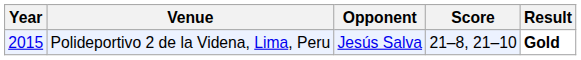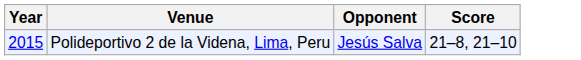- column: (548, 17)
